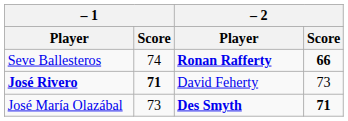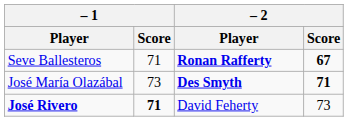(154, 60) 74 -> (154, 60) 71
(324, 60) 66 -> (324, 60) 67
rows swapped: (43, 82) <-> (65, 104)
